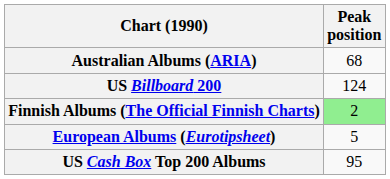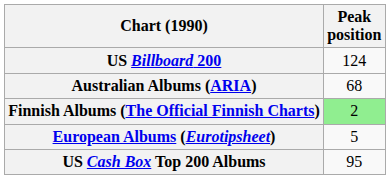rows swapped: (164, 60) <-> (164, 85)
